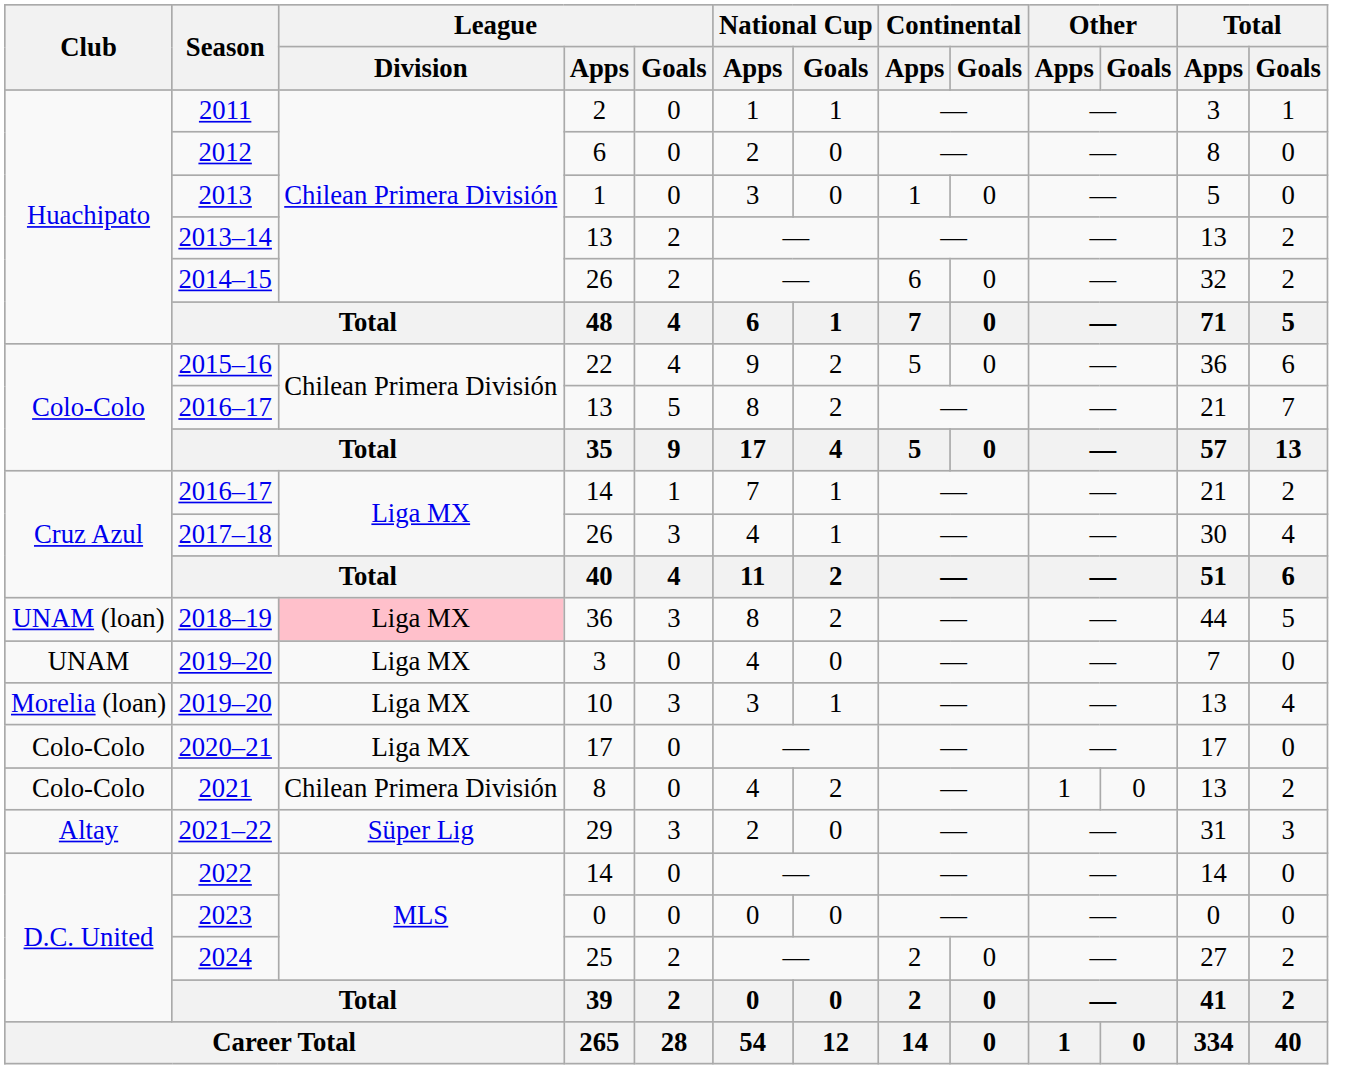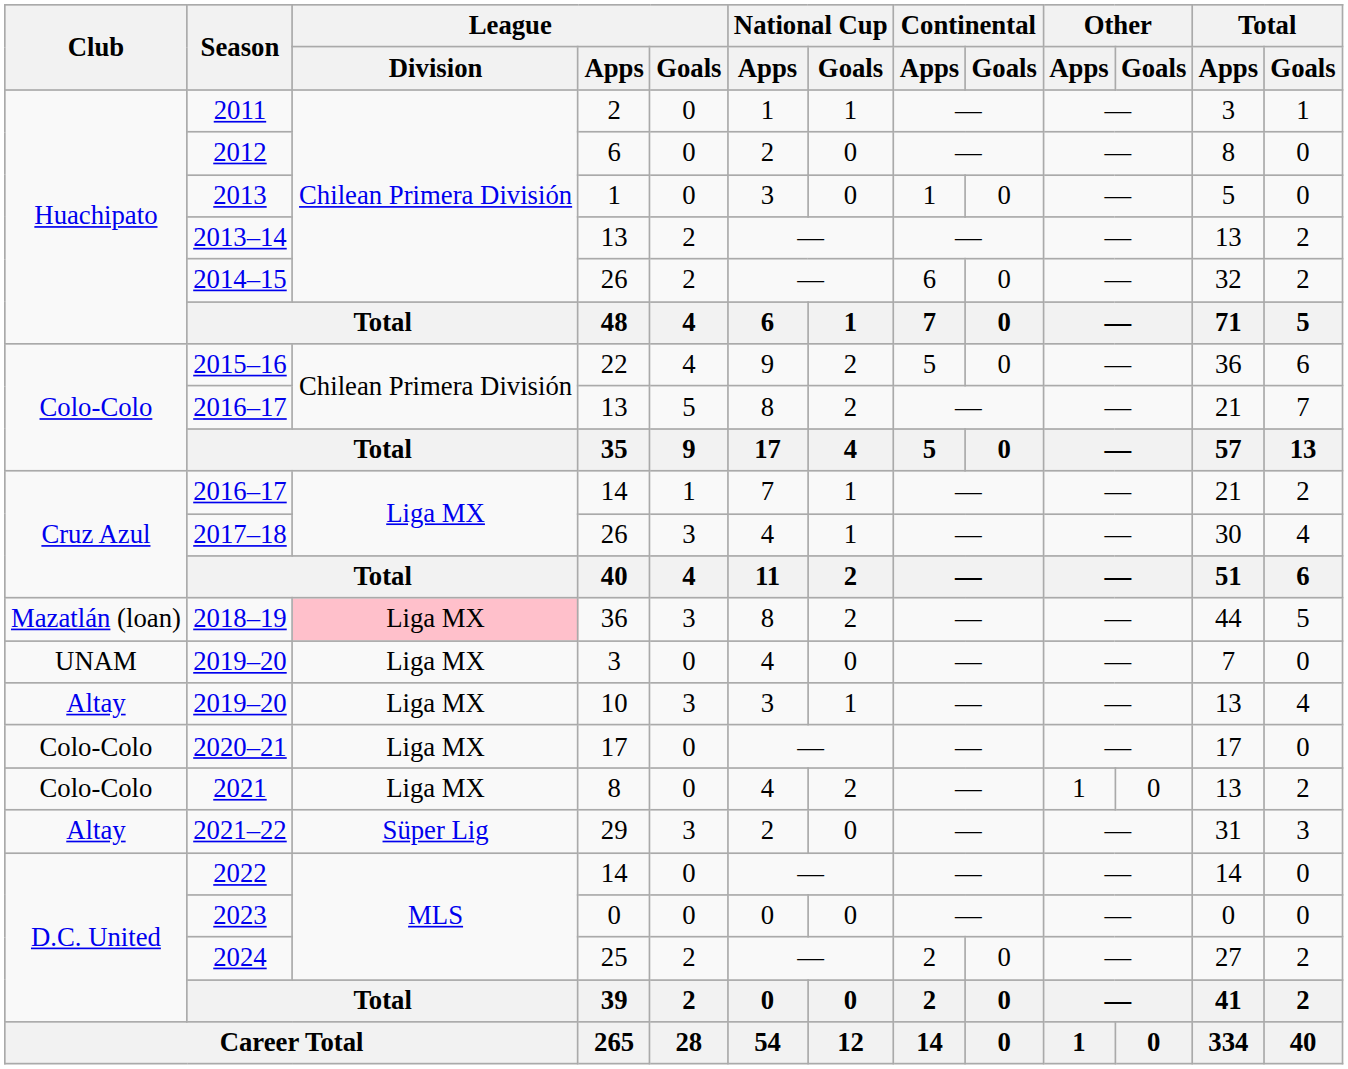(89, 618) UNAM (loan) -> (96, 618) Mazatlán (loan)
(89, 703) Morelia (loan) -> (96, 703) Altay
(421, 788) Chilean Primera División -> (436, 788) Liga MX
